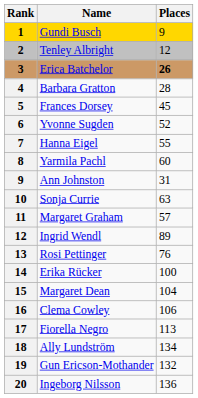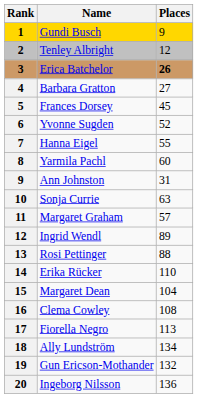(165, 87) 28 -> (165, 87) 27
(165, 254) 76 -> (165, 254) 88
(168, 273) 100 -> (167, 273) 110
(168, 310) 106 -> (168, 310) 108
